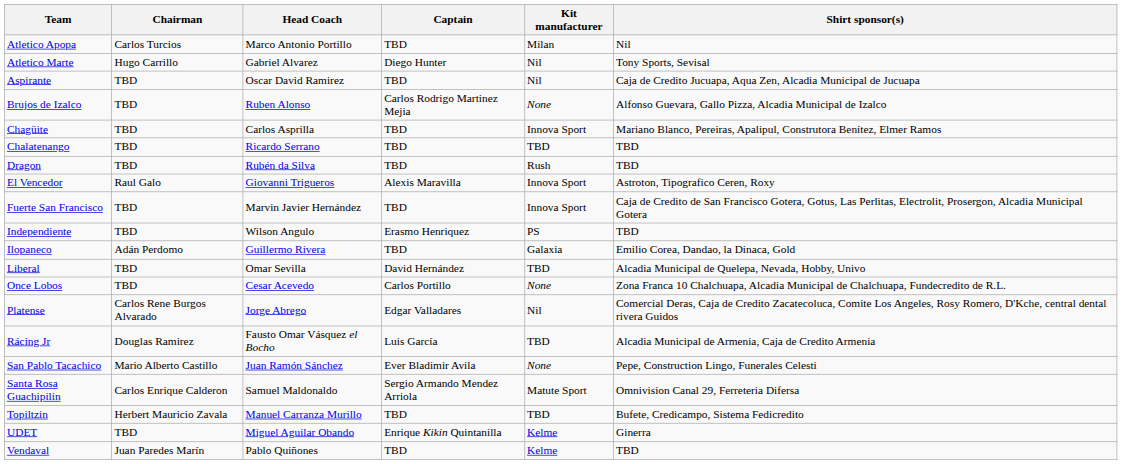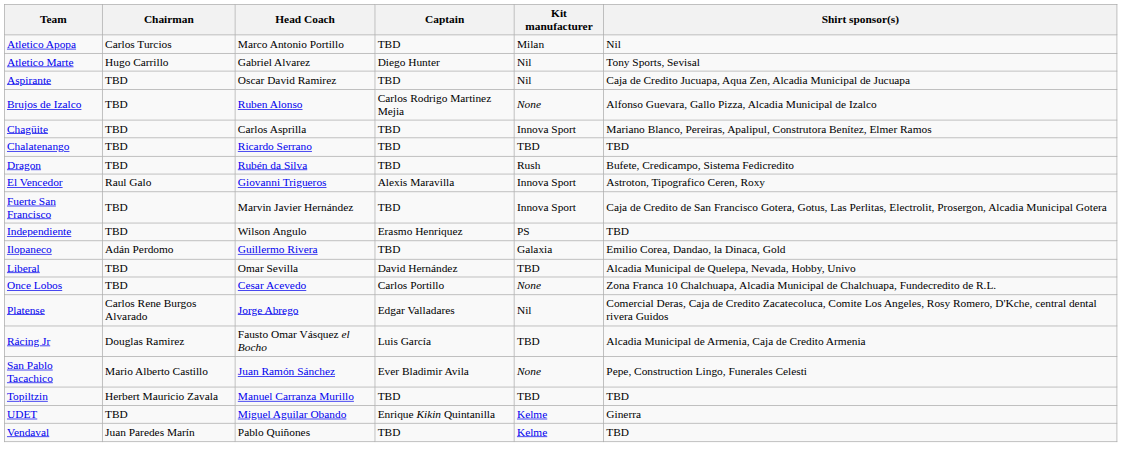(627, 165) TBD -> (700, 165) Bufete, Credicampo, Sistema Fedicredito
- row: (34, 390)
(710, 414) Bufete, Credicampo, Sistema Fedicredito -> (618, 396) TBD
